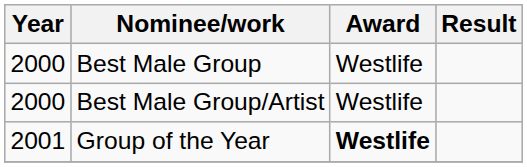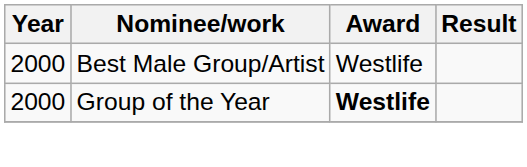- row: (169, 63)
(38, 141) 2001 -> (38, 102) 2000
